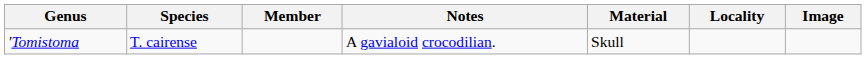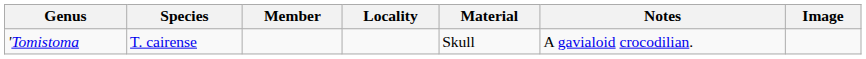columns swapped: (737, 16) <-> (465, 16)
